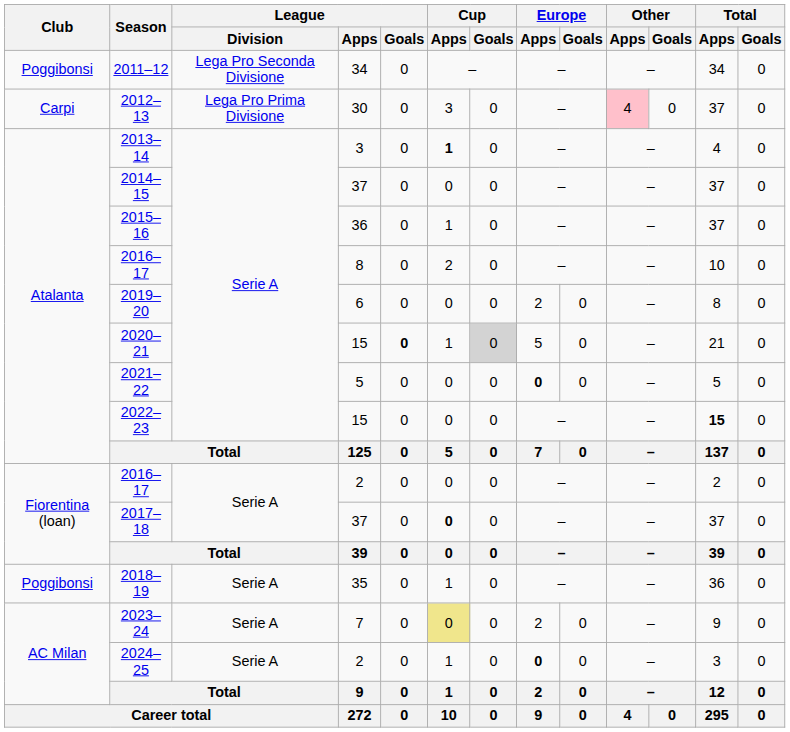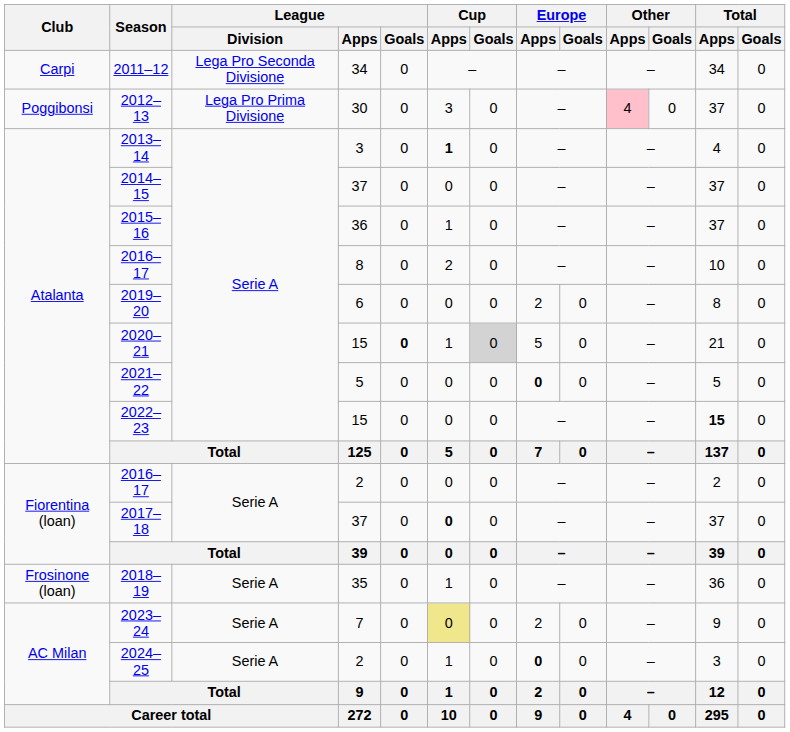(57, 69) Poggibonsi -> (57, 69) Carpi
(57, 108) Carpi -> (57, 108) Poggibonsi
(57, 583) Poggibonsi -> (57, 583) Frosinone (loan)
